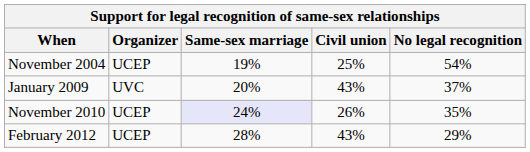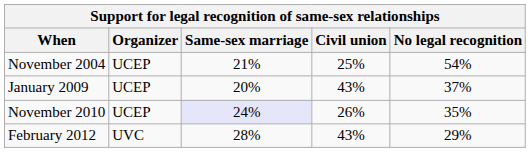(247, 64) 19% -> (247, 64) 21%
(128, 87) UVC -> (131, 87) UCEP
(131, 135) UCEP -> (128, 135) UVC
